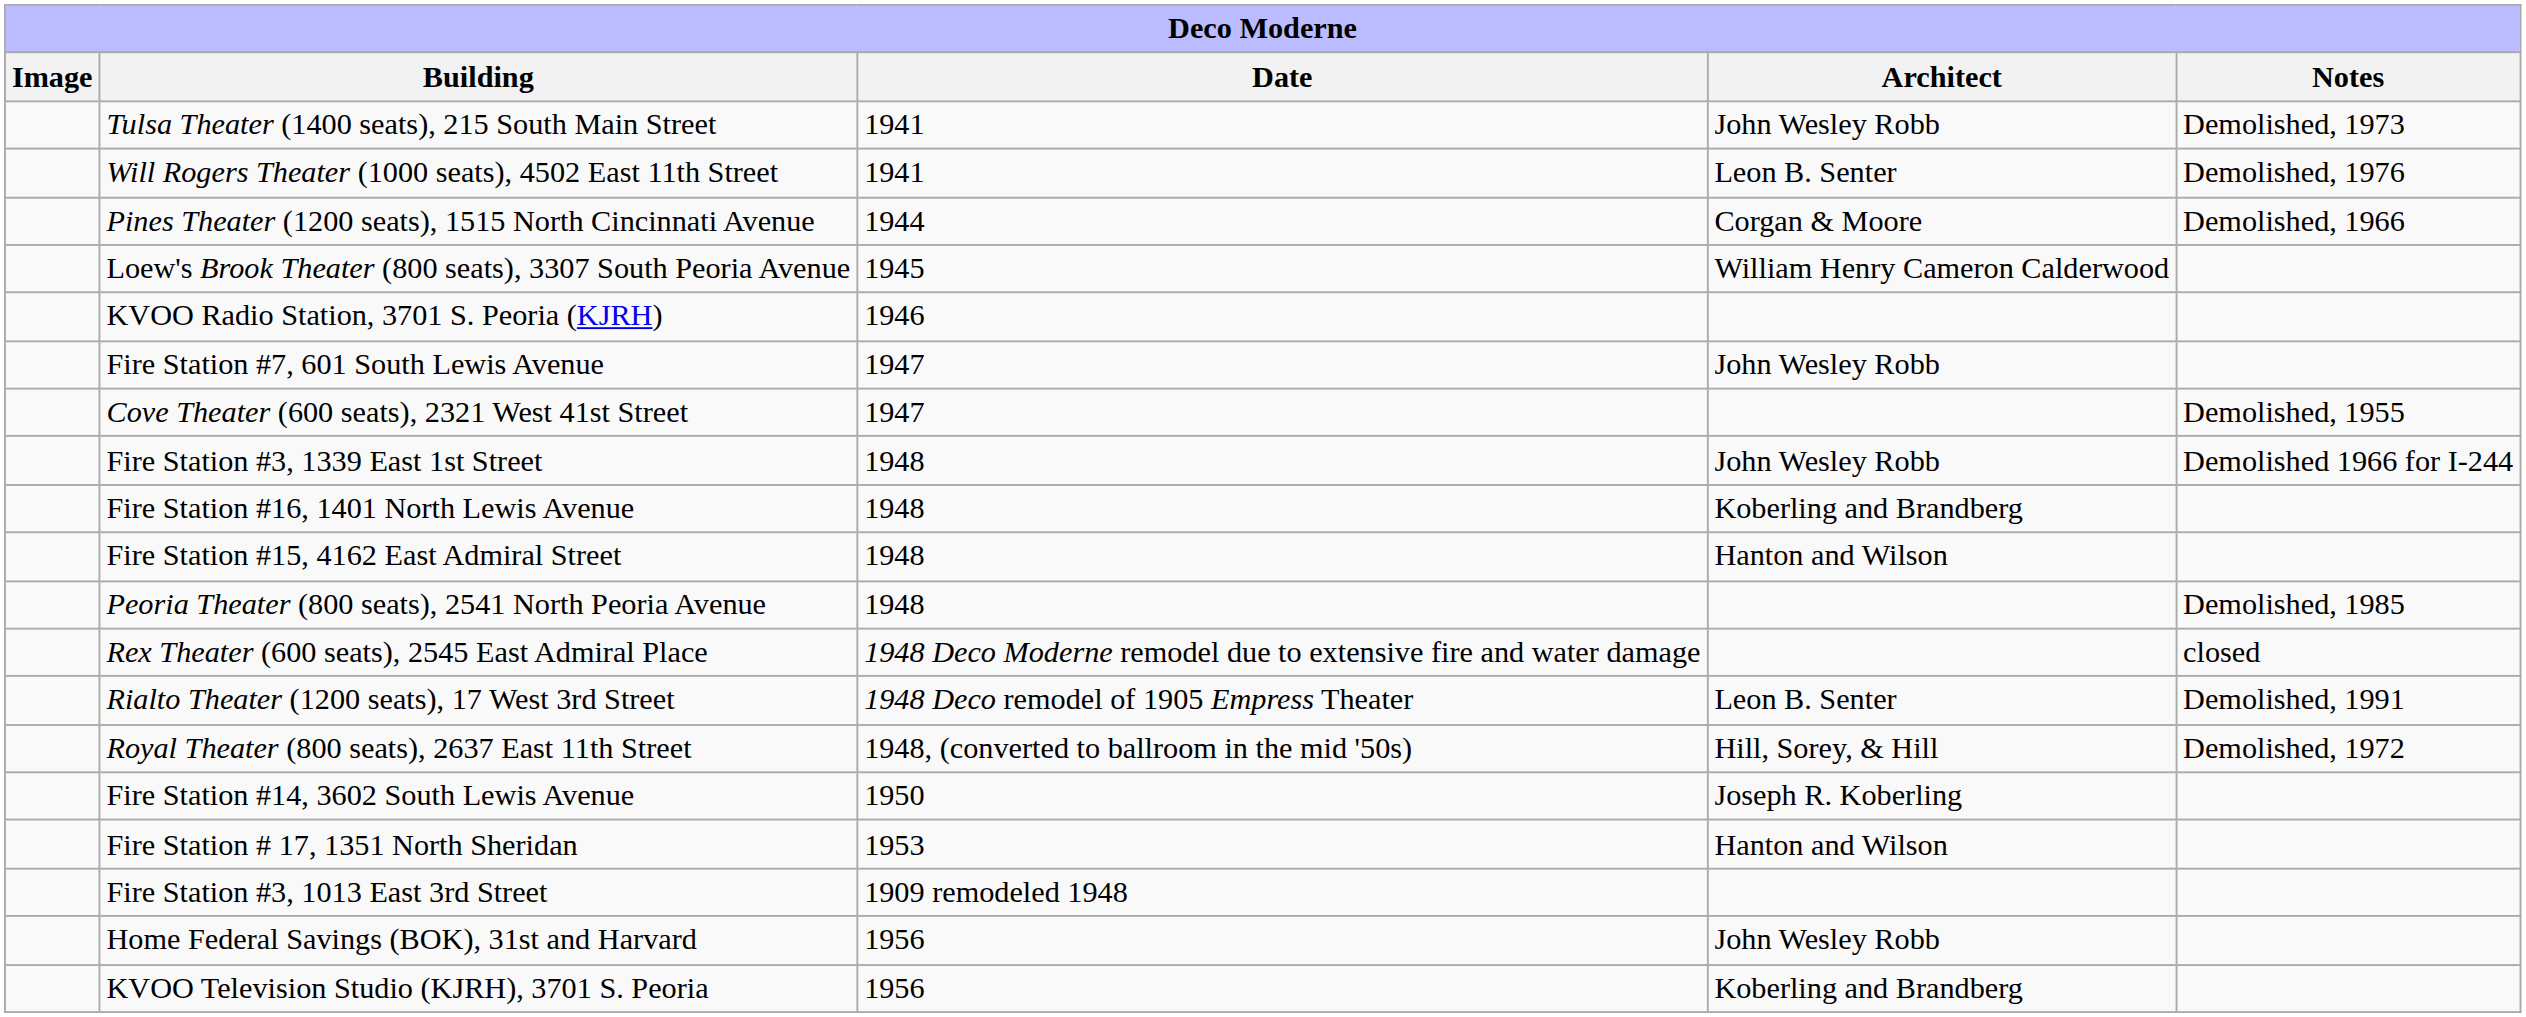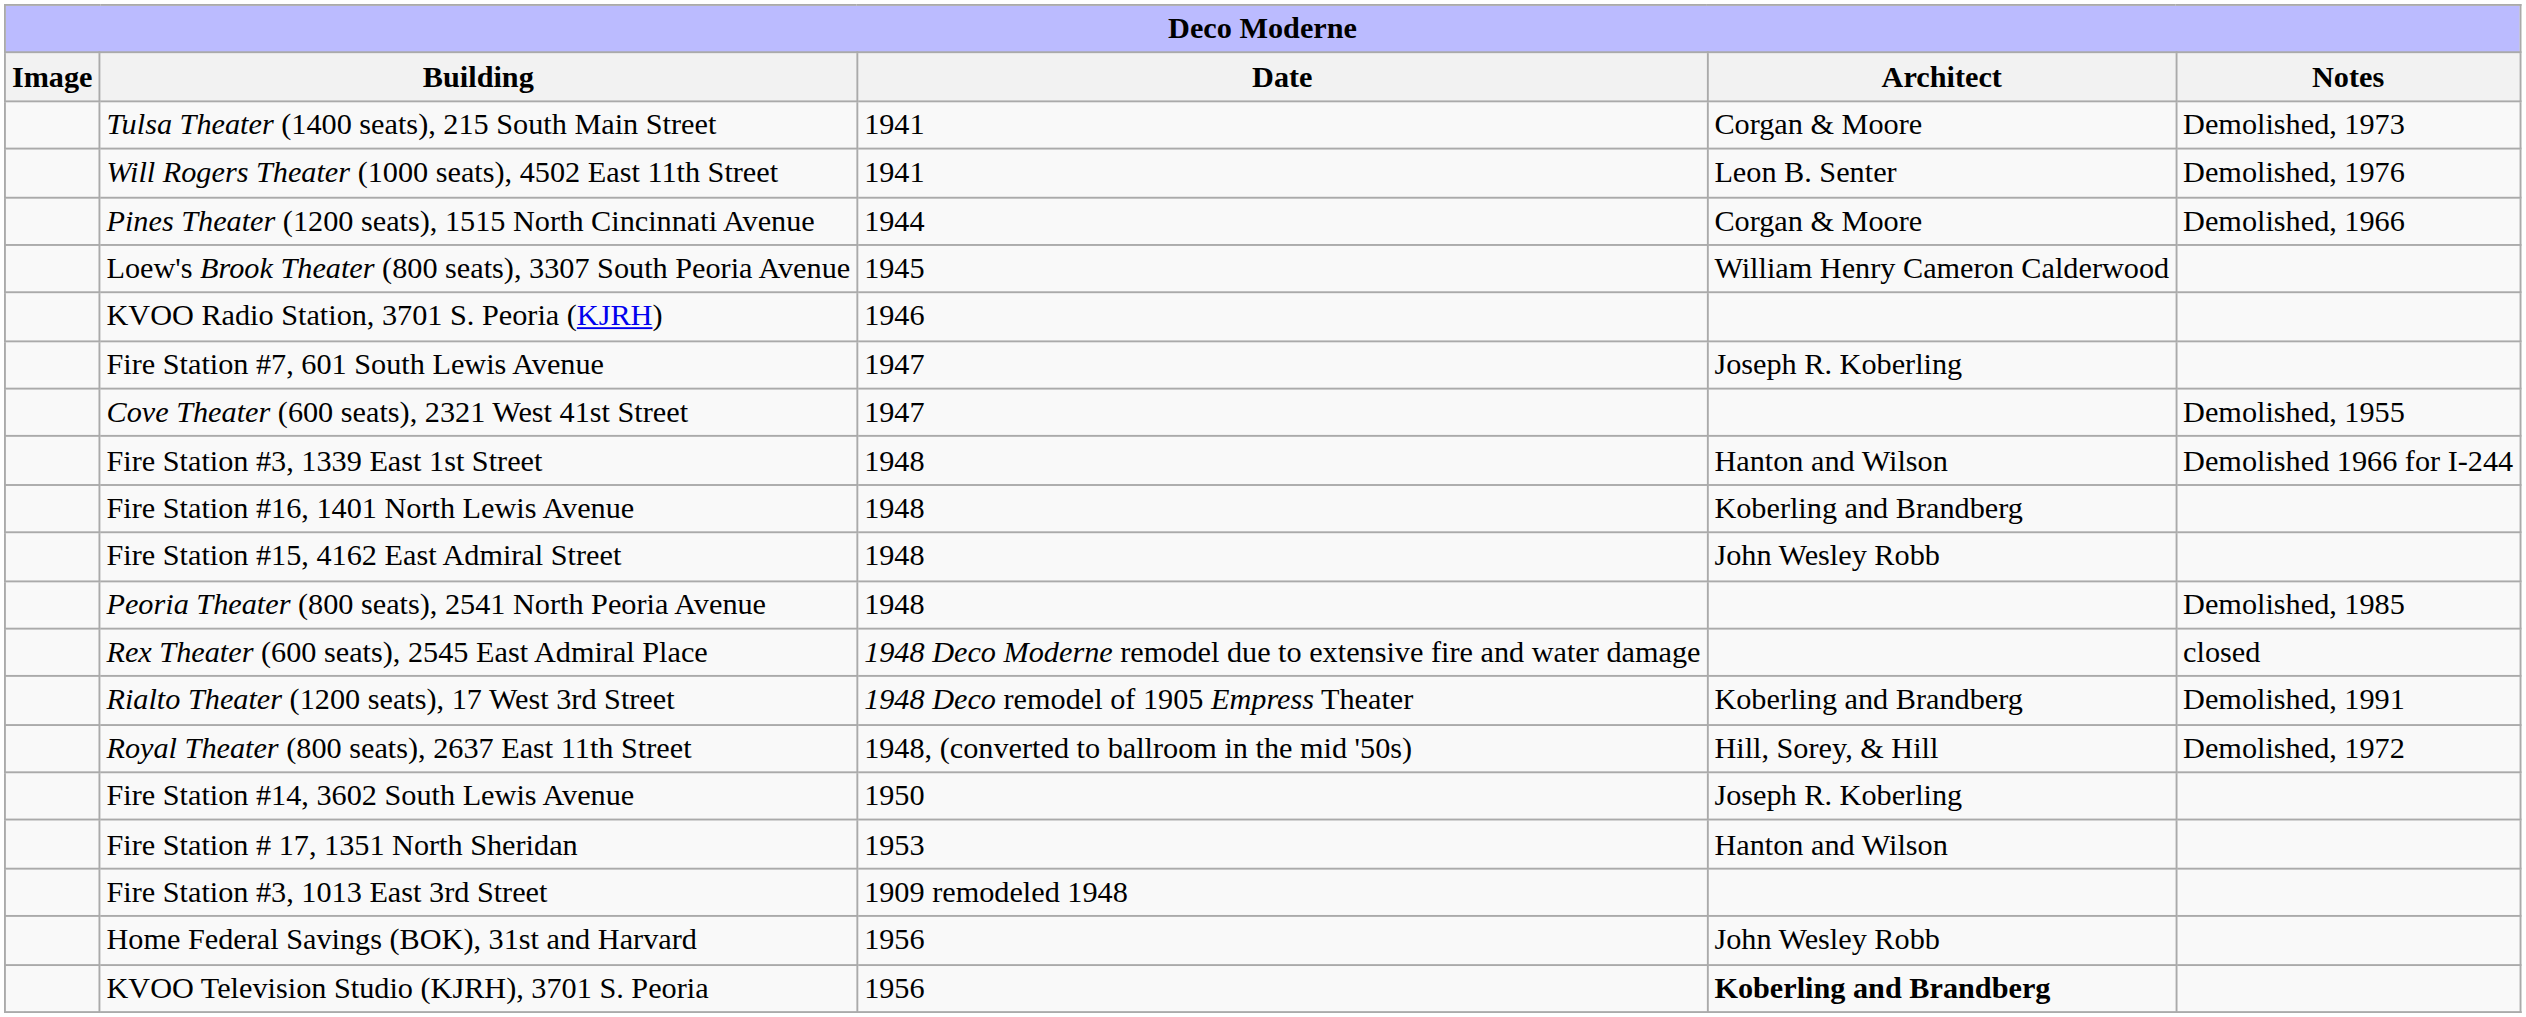(1827, 124) John Wesley Robb -> (1818, 124) Corgan & Moore
(1827, 364) John Wesley Robb -> (1838, 364) Joseph R. Koberling
(1827, 460) John Wesley Robb -> (1831, 460) Hanton and Wilson
(1831, 556) Hanton and Wilson -> (1827, 556) John Wesley Robb
(1806, 699) Leon B. Senter -> (1869, 699) Koberling and Brandberg
(1869, 987) normal -> (1882, 987) bold
